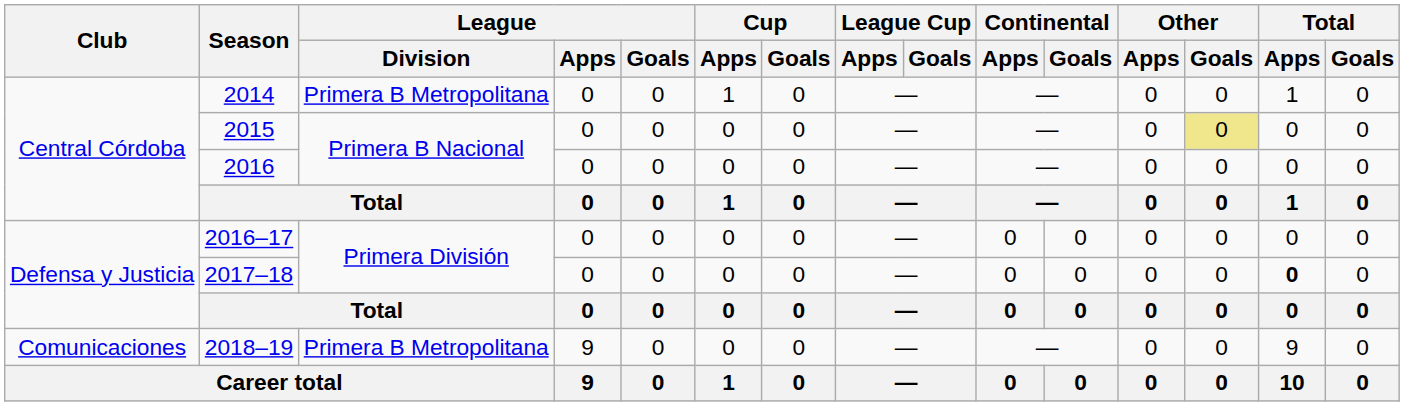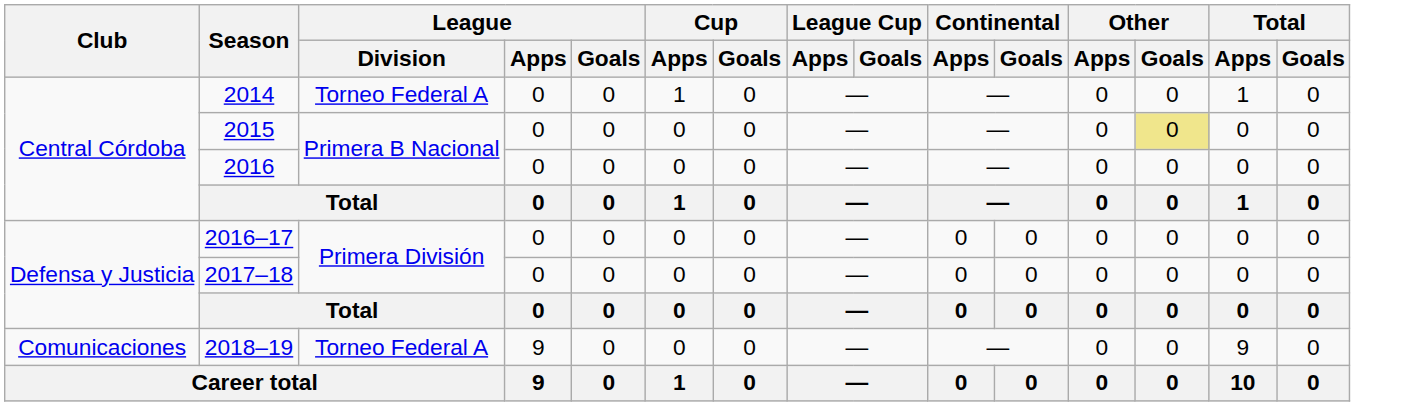(426, 94) Primera B Metropolitana -> (402, 94) Torneo Federal A
(1292, 274) bold -> (1243, 274) normal
(426, 346) Primera B Metropolitana -> (402, 346) Torneo Federal A
